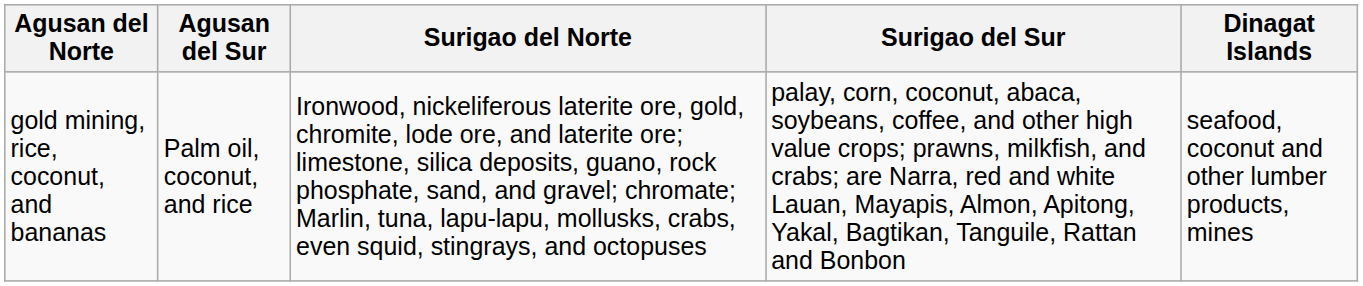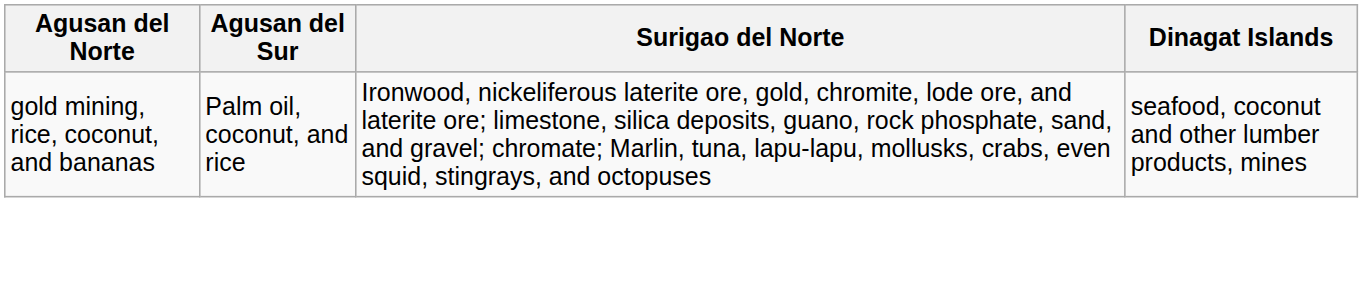- column: (973, 38)
